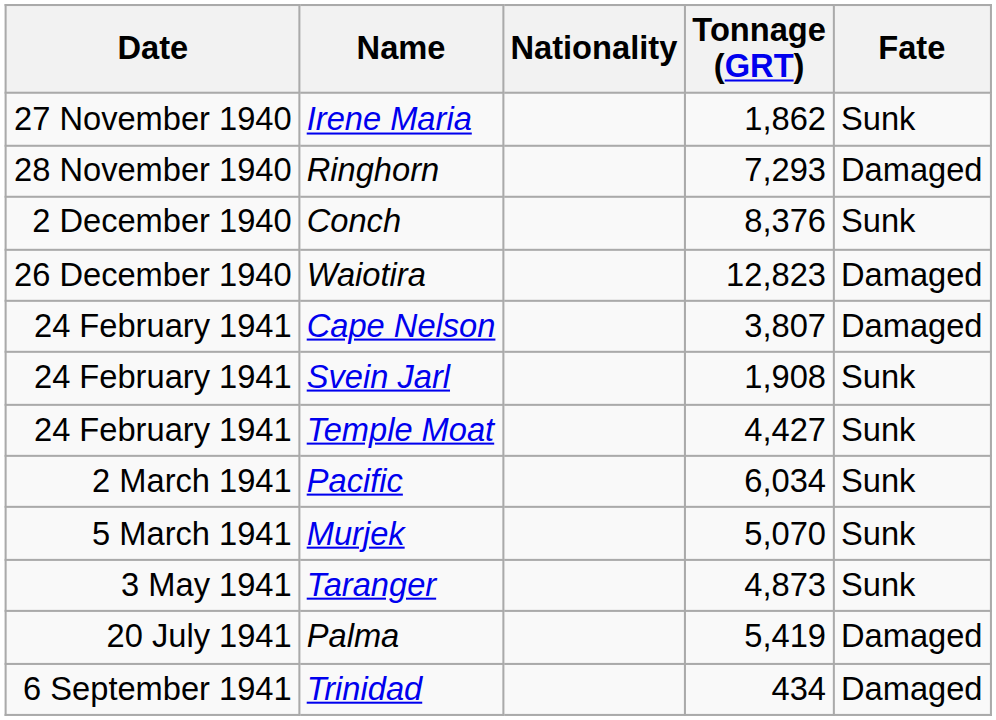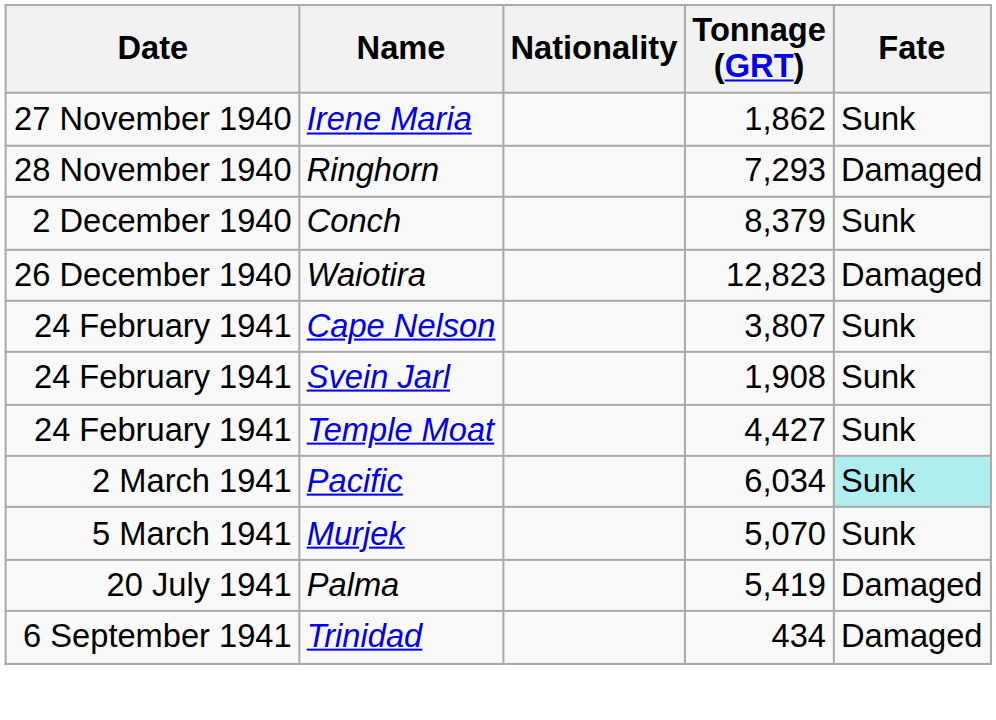(785, 222) 8,376 -> (785, 222) 8,379
(912, 325) Damaged -> (878, 325) Sunk
(878, 481) no background -> (878, 481) paleturquoise background
- row: (371, 584)
